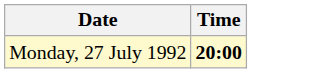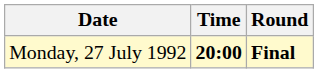+ column: (280, 20)
